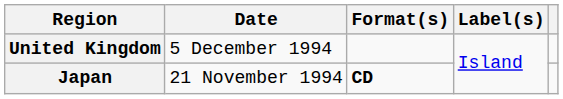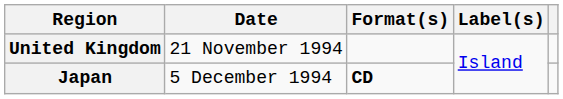(251, 49) 5 December 1994 -> (256, 49) 21 November 1994
(256, 78) 21 November 1994 -> (251, 78) 5 December 1994
